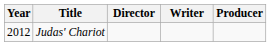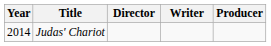(19, 32) 2012 -> (19, 32) 2014
